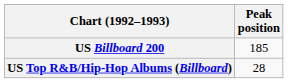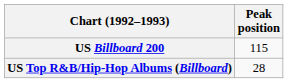(259, 48) 185 -> (259, 48) 115
